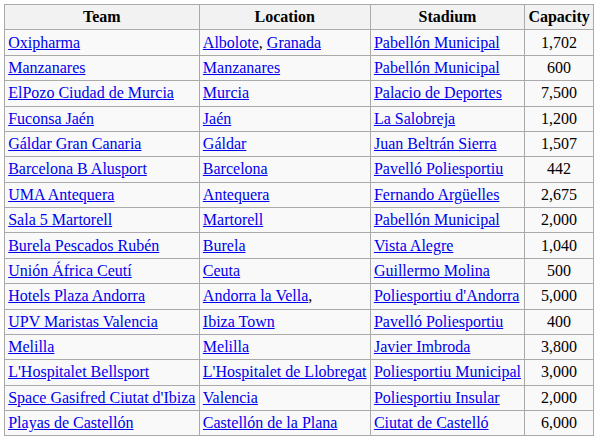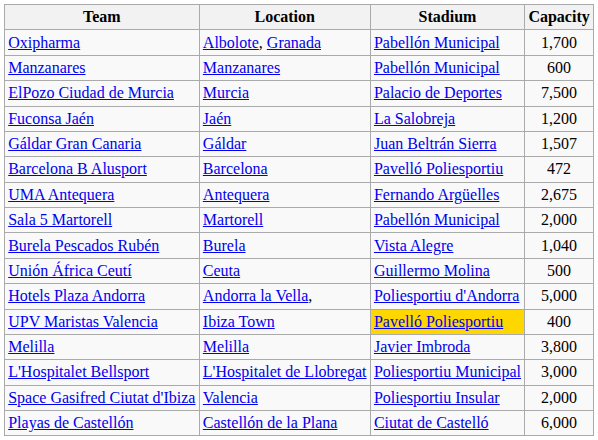(559, 42) 1,702 -> (559, 42) 1,700
(559, 169) 442 -> (559, 169) 472
(439, 321) no background -> (439, 321) gold background
